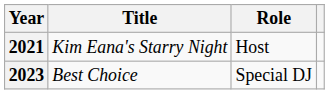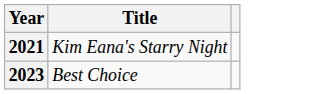- column: (274, 18)
